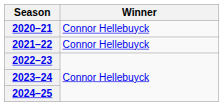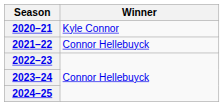(106, 28) Connor Hellebuyck -> (91, 28) Kyle Connor
